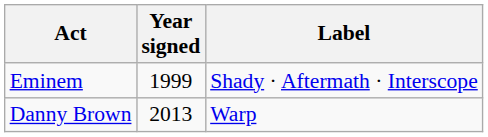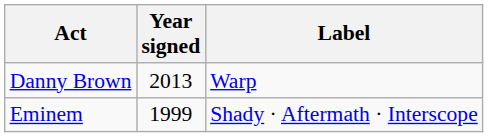rows swapped: (46, 80) <-> (71, 114)
